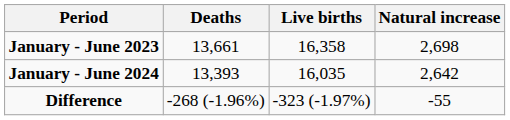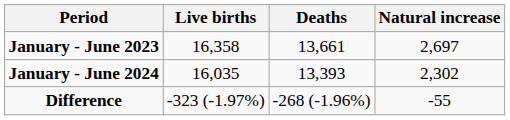columns swapped: (322, 18) <-> (216, 18)
(439, 45) 2,698 -> (439, 45) 2,697
(439, 73) 2,642 -> (439, 73) 2,302
